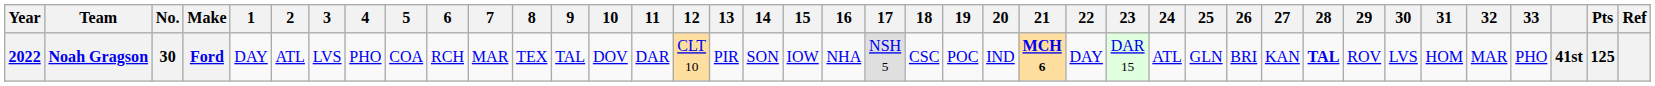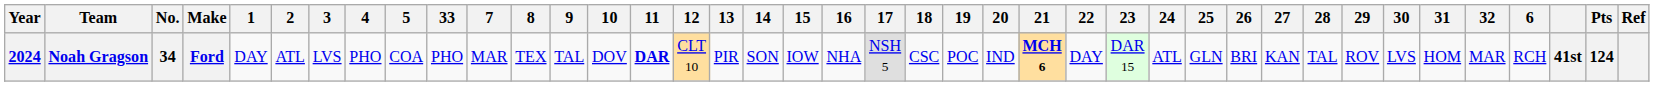columns swapped: (447, 18) <-> (1531, 18)
(25, 56) 2022 -> (25, 56) 2024
(168, 56) 30 -> (168, 56) 34
(652, 56) normal -> (652, 56) bold
(1323, 56) bold -> (1322, 56) normal
(1603, 56) 125 -> (1602, 56) 124
